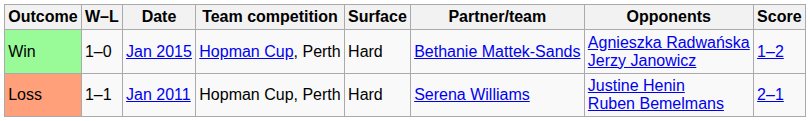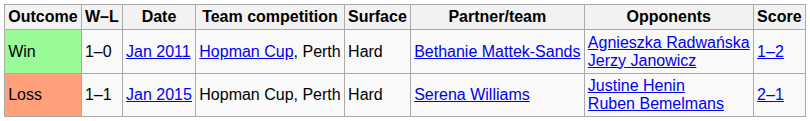(159, 51) Jan 2015 -> (158, 51) Jan 2011
(158, 94) Jan 2011 -> (159, 94) Jan 2015
